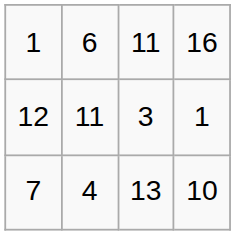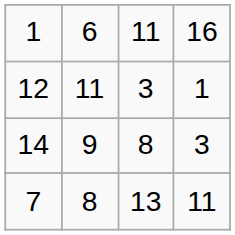+ row: (33, 144)
(90, 191) 4 -> (90, 201) 8
(202, 191) 10 -> (202, 201) 11
